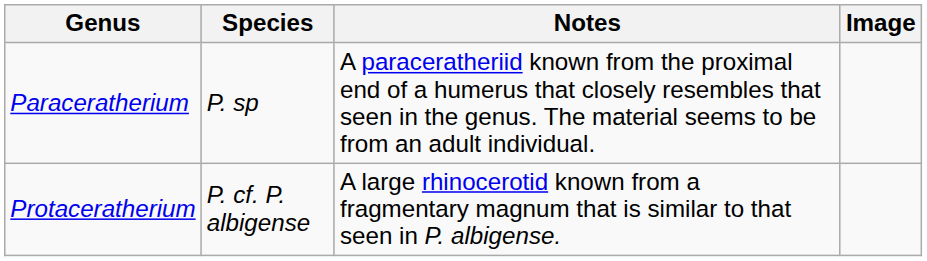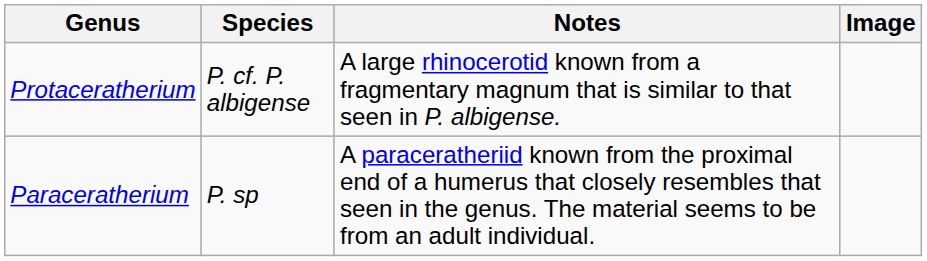rows swapped: (100, 102) <-> (103, 209)
